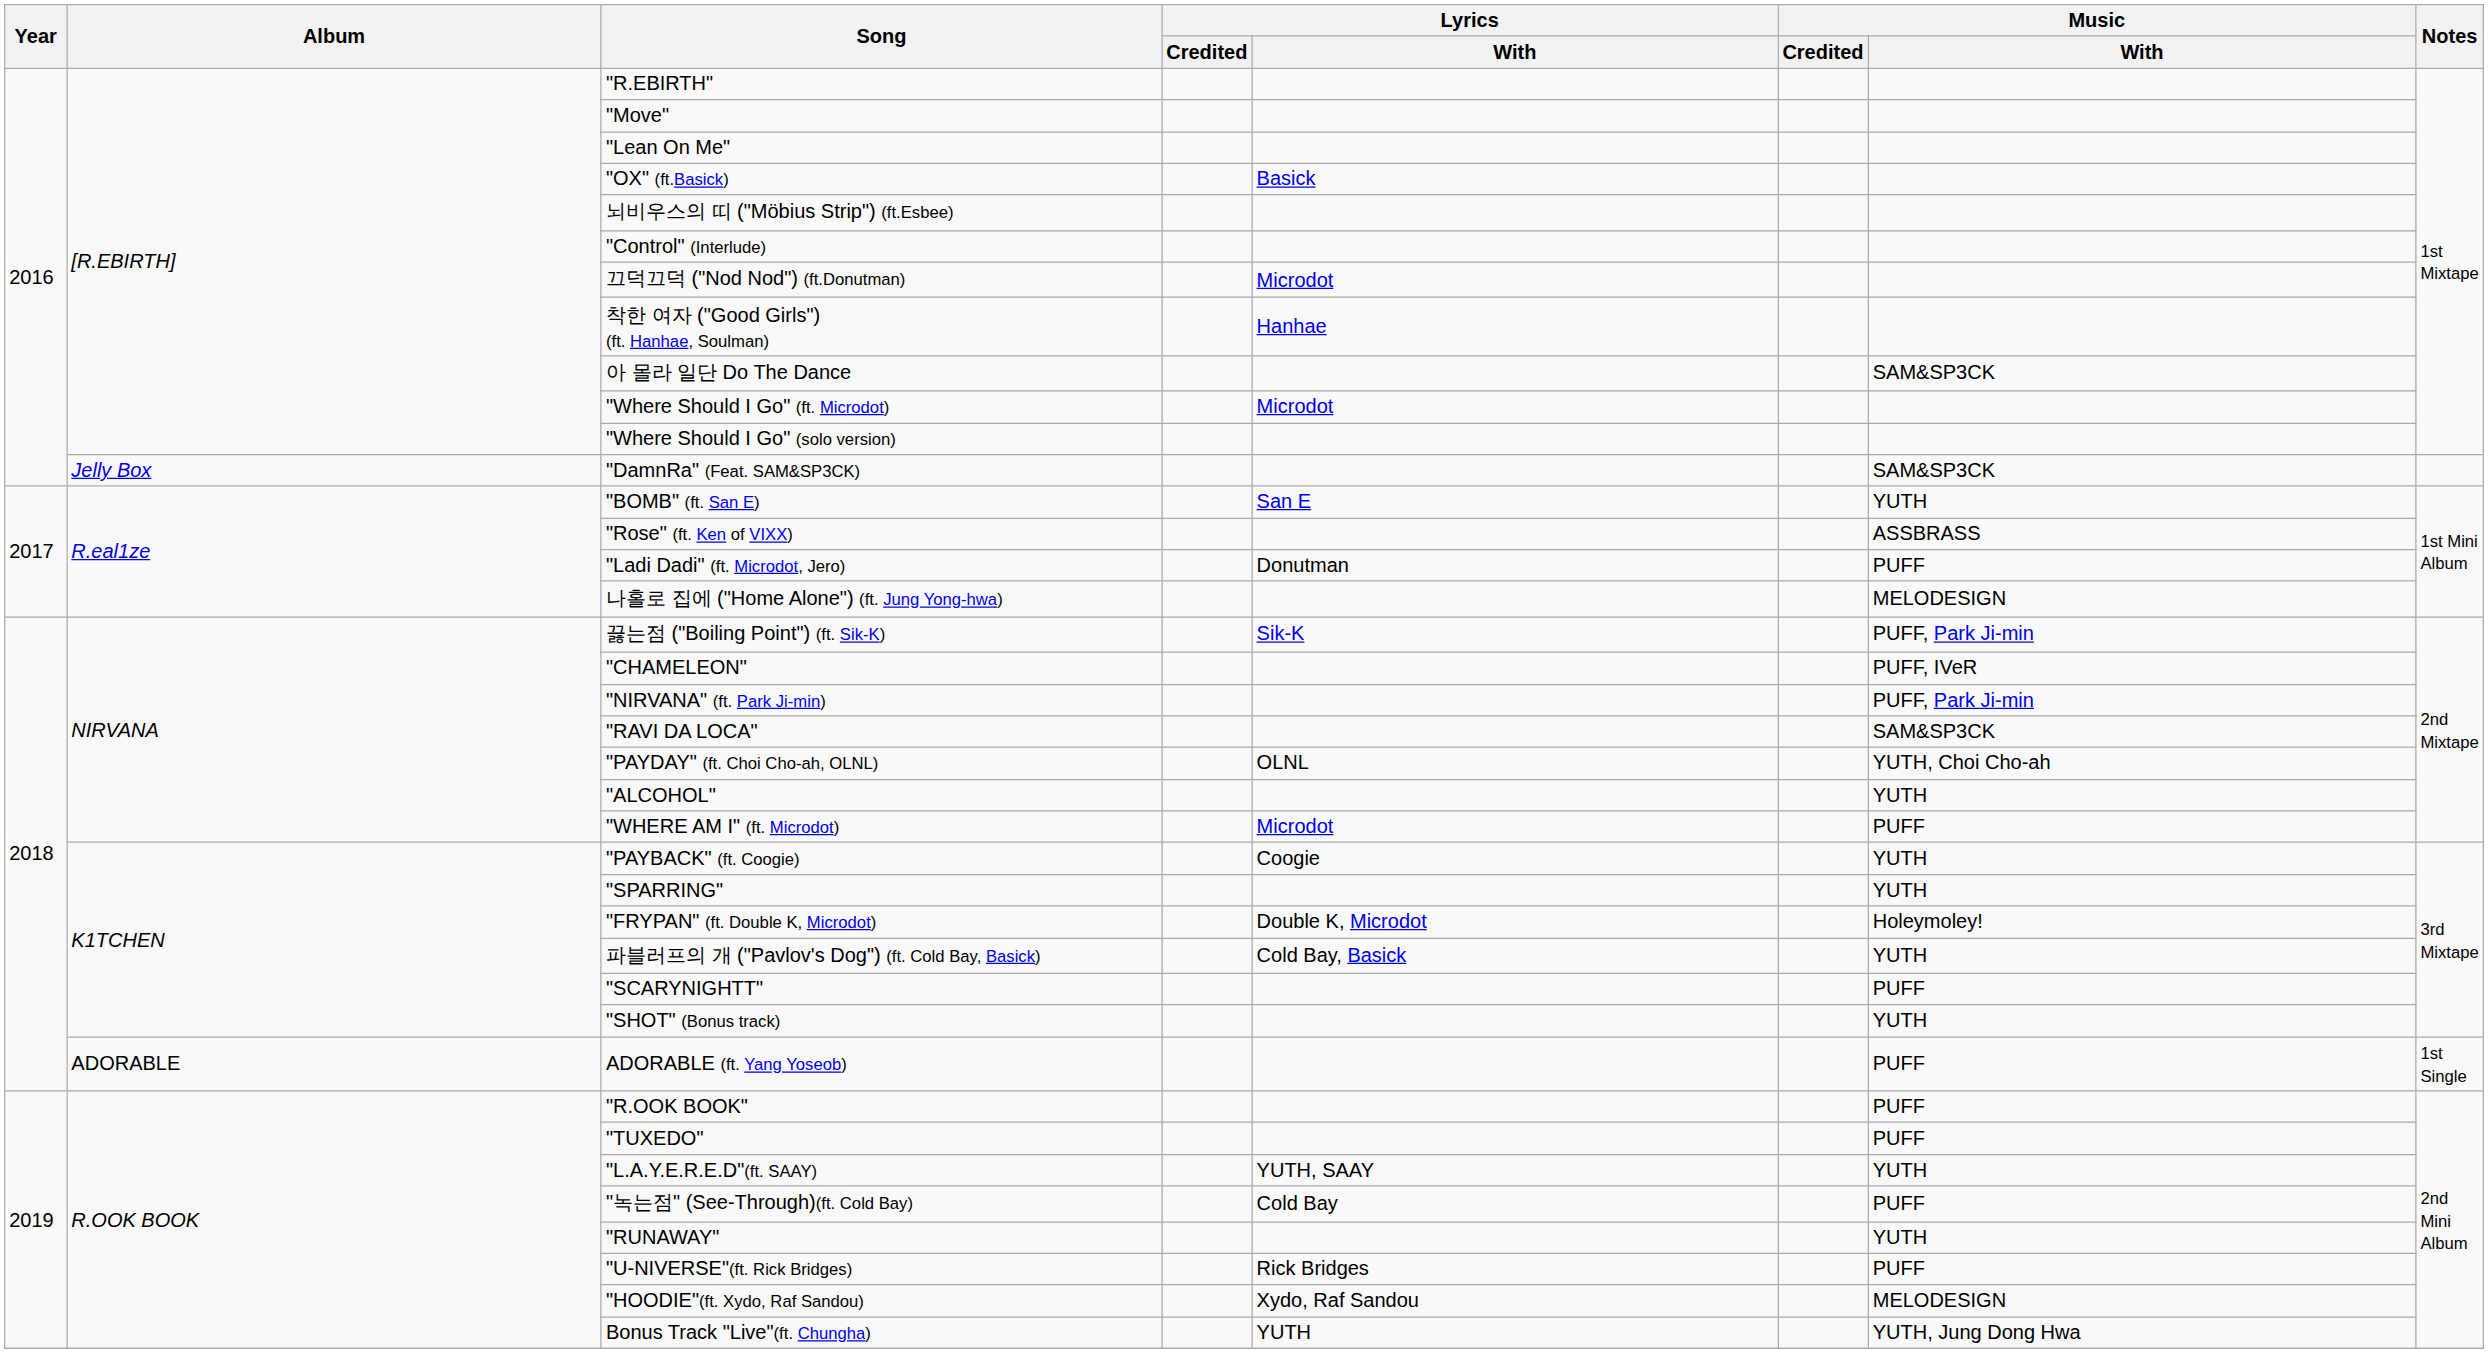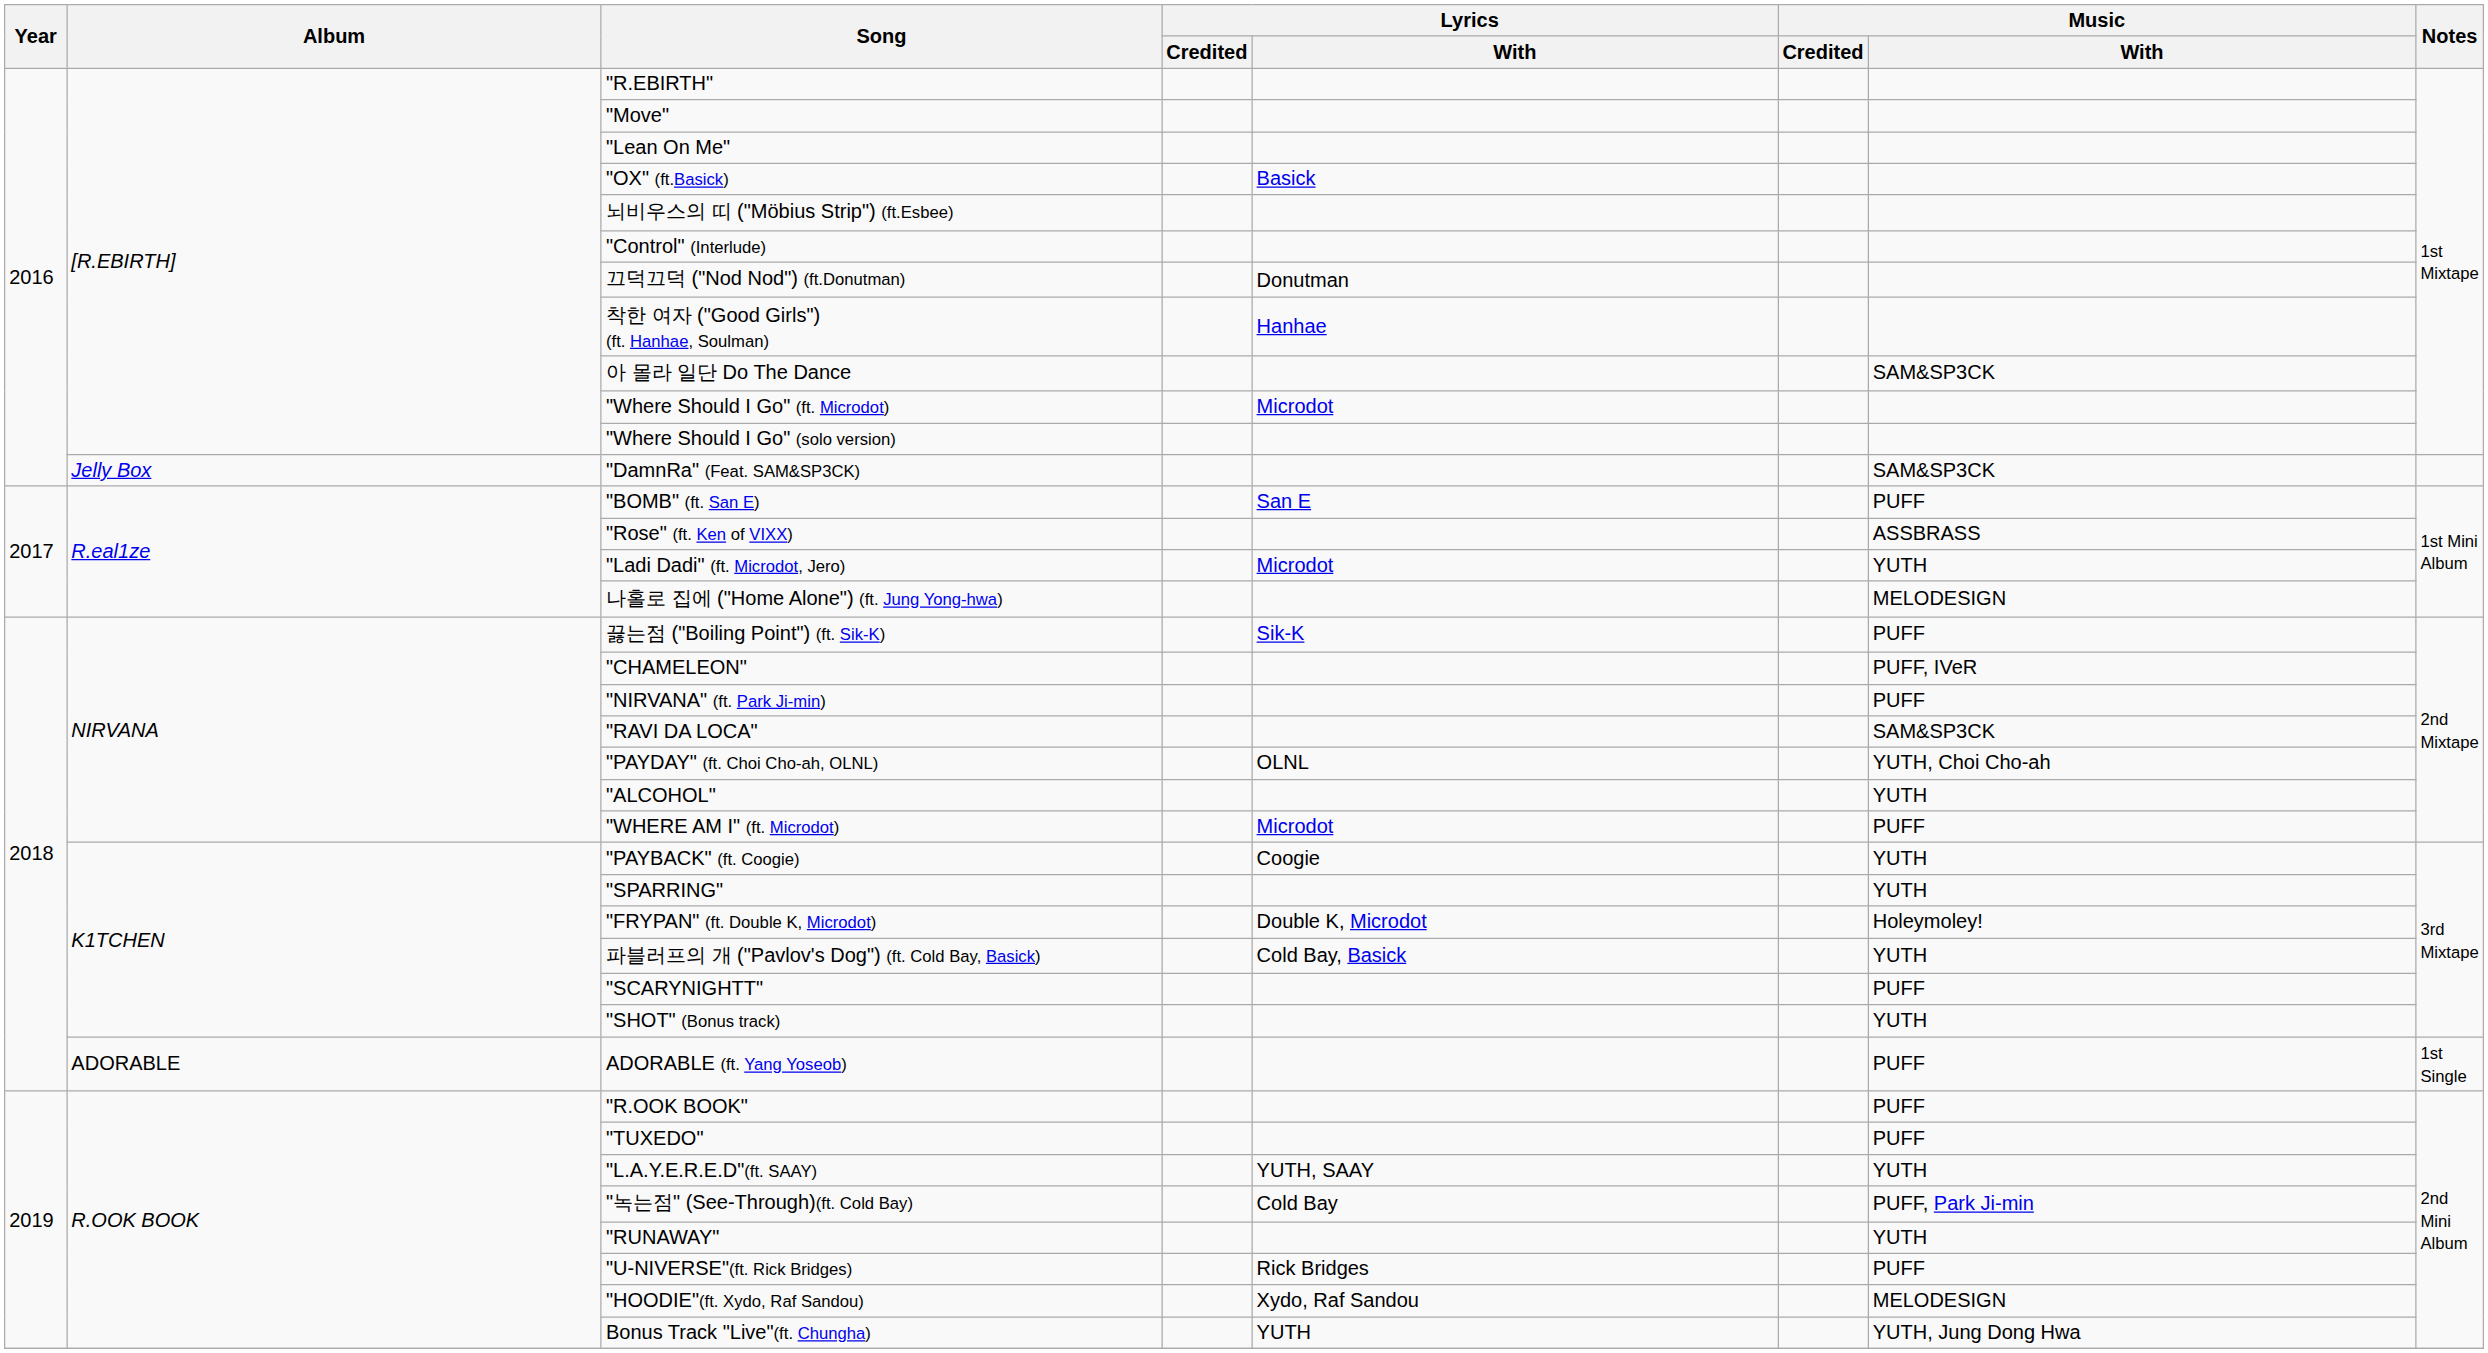(1295, 279) Microdot -> (1303, 279) Donutman
(1900, 501) YUTH -> (1899, 501) PUFF
(1303, 565) Donutman -> (1295, 565) Microdot
(1899, 565) PUFF -> (1900, 565) YUTH
(1953, 634) PUFF, Park Ji-min -> (1899, 634) PUFF
(1953, 699) PUFF, Park Ji-min -> (1899, 699) PUFF
(1899, 1203) PUFF -> (1953, 1203) PUFF, Park Ji-min
